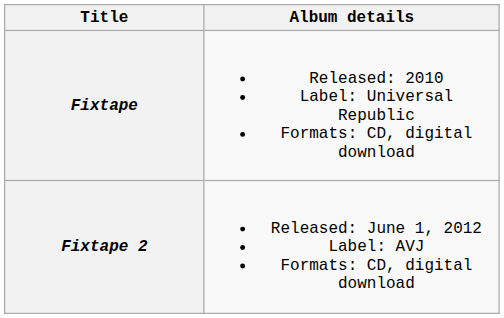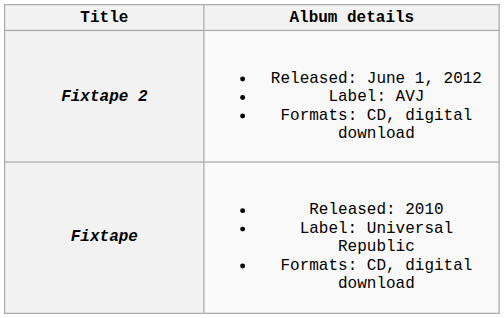rows swapped: (104, 106) <-> (104, 247)
